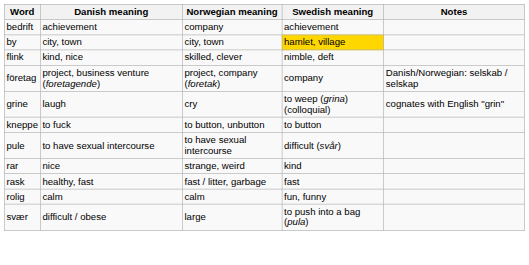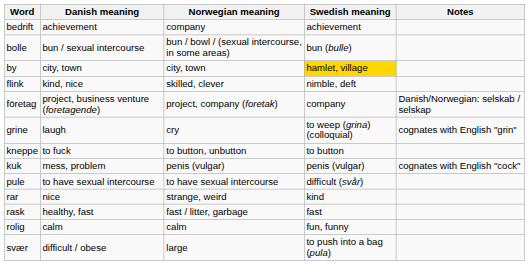+ row: (17, 47)
+ row: (14, 166)
